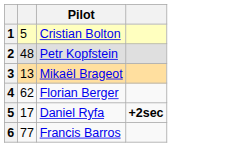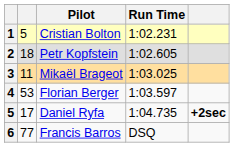+ column: (157, 14)
(27, 54) 48 -> (27, 54) 18
(27, 74) 13 -> (26, 74) 11
(27, 93) 62 -> (27, 93) 53
